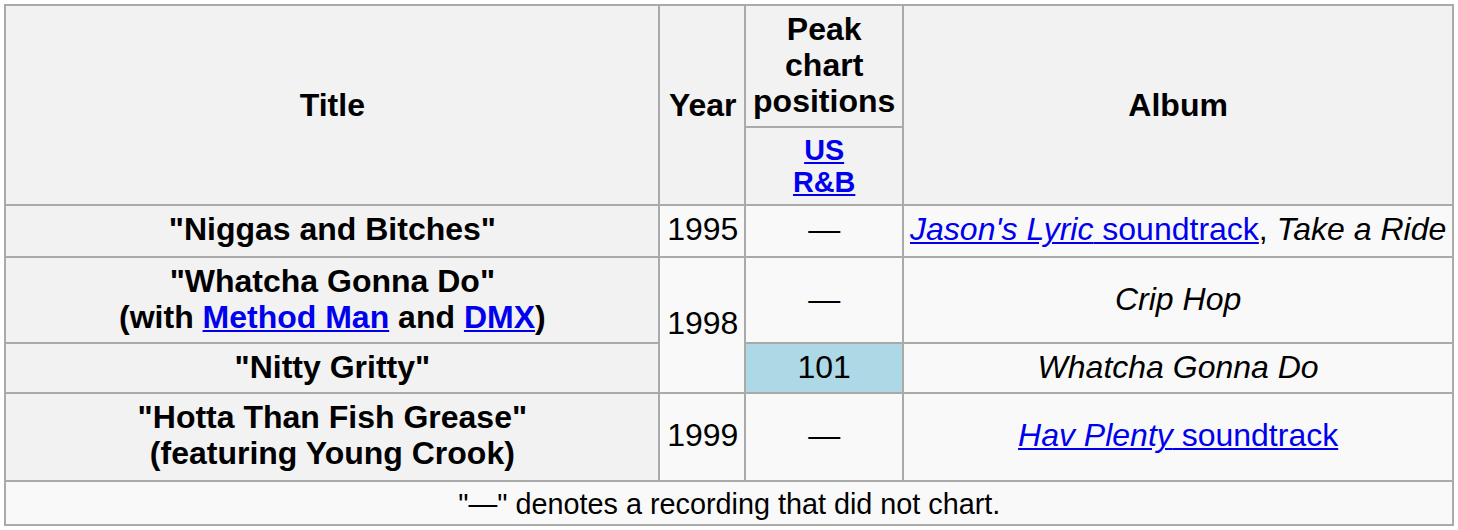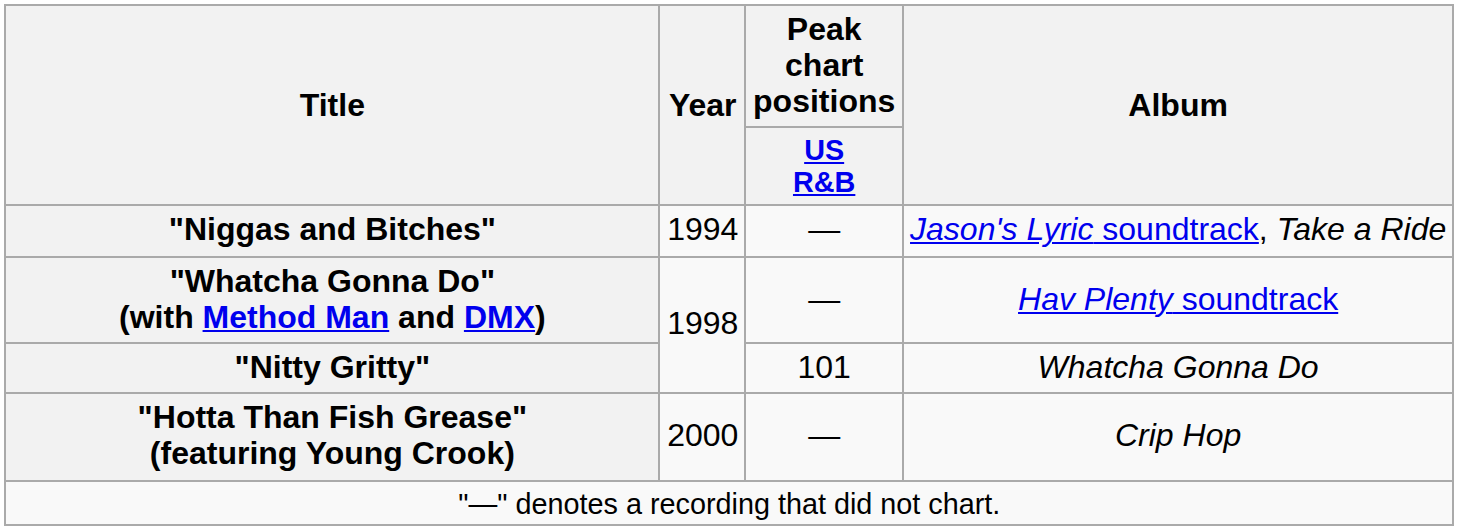(703, 230) 1995 -> (703, 230) 1994
(1178, 298) Crip Hop -> (1178, 298) Hav Plenty soundtrack
(824, 367) lightblue background -> (824, 367) no background
(703, 436) 1999 -> (703, 436) 2000
(1178, 436) Hav Plenty soundtrack -> (1178, 436) Crip Hop
